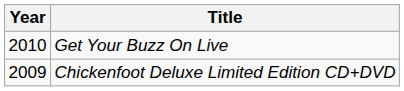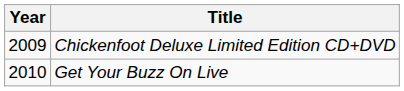rows swapped: (225, 72) <-> (141, 45)
